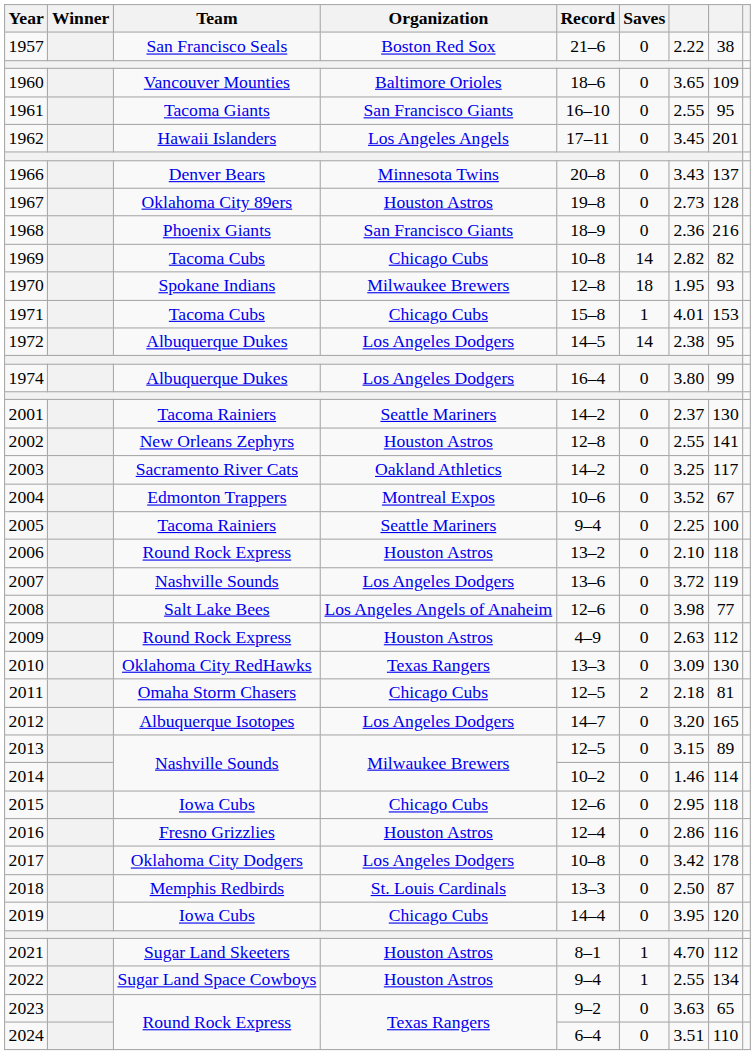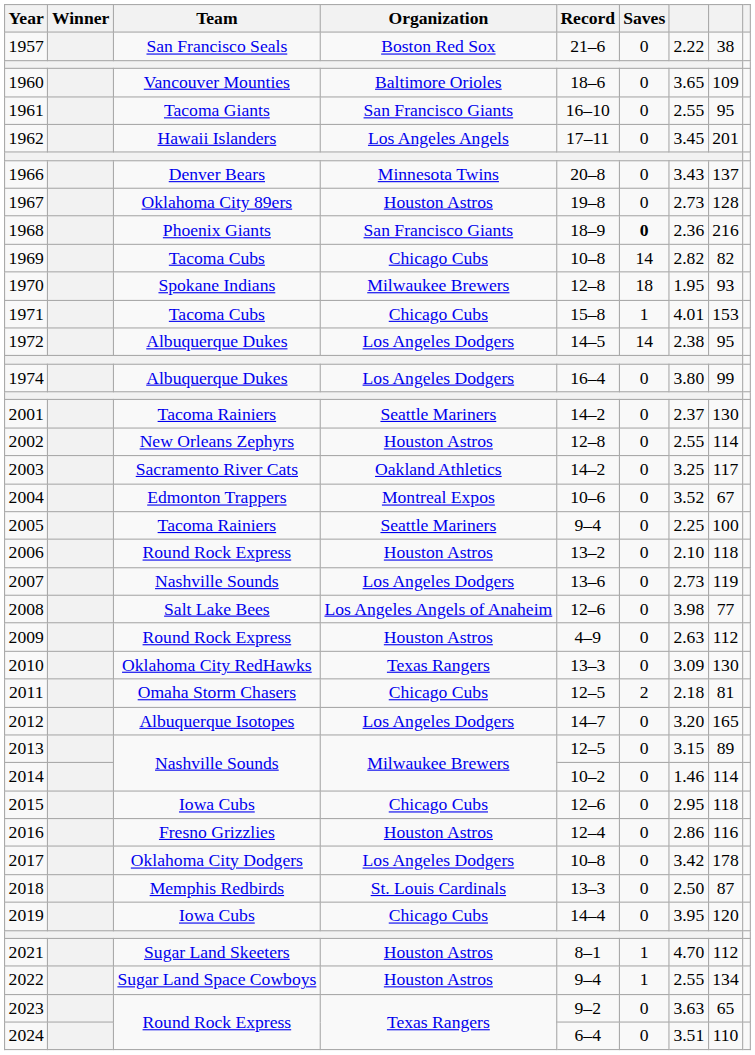(644, 230) normal -> (644, 230) bold
(726, 441) 141 -> (726, 441) 114
(689, 581) 3.72 -> (689, 581) 2.73
